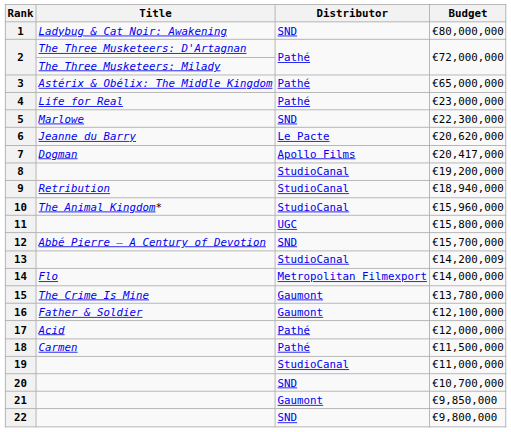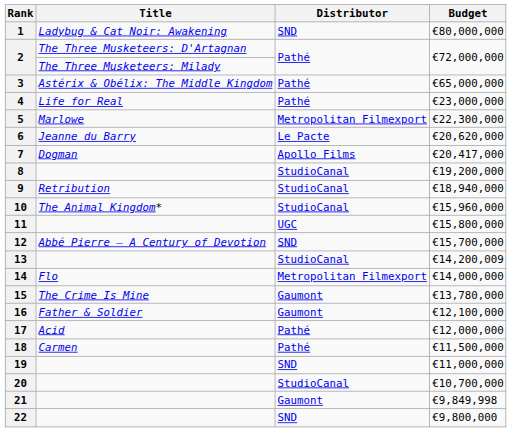(287, 119) SND -> (352, 119) Metropolitan Filmexport
(313, 365) StudioCanal -> (287, 365) SND
(287, 383) SND -> (313, 383) StudioCanal
(465, 400) €9,850,000 -> (465, 400) €9,849,998
